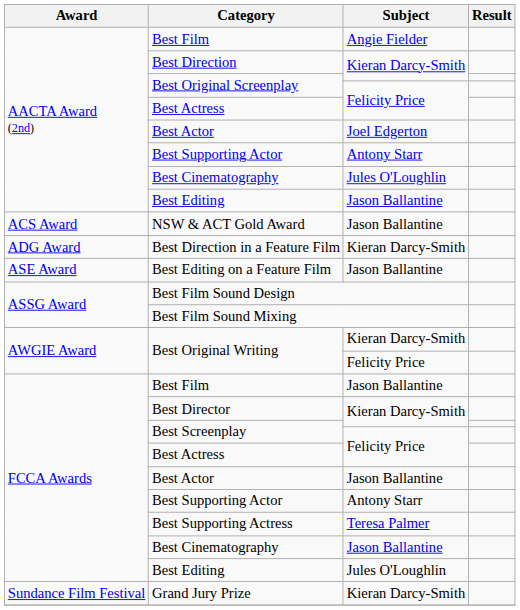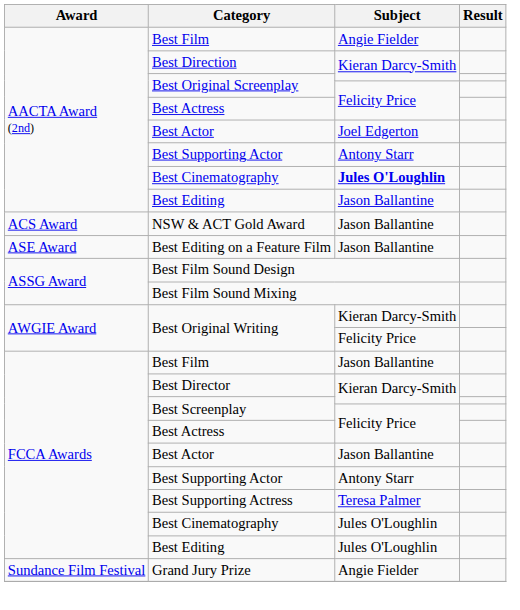(396, 177) normal -> (392, 177) bold
- row: (44, 246)
(395, 547) Jason Ballantine -> (388, 524) Jules O'Loughlin
(406, 593) Kieran Darcy-Smith -> (378, 570) Angie Fielder
